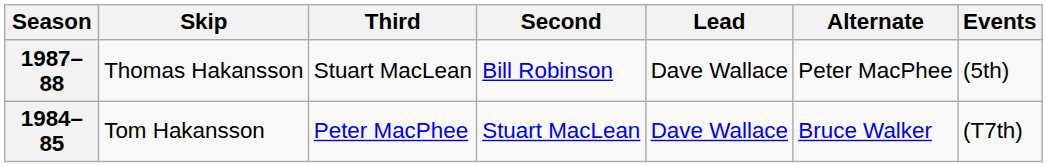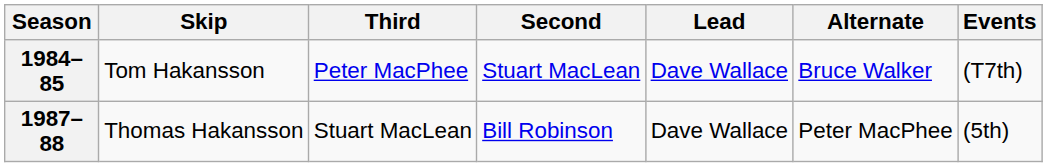rows swapped: (52, 131) <-> (52, 70)
